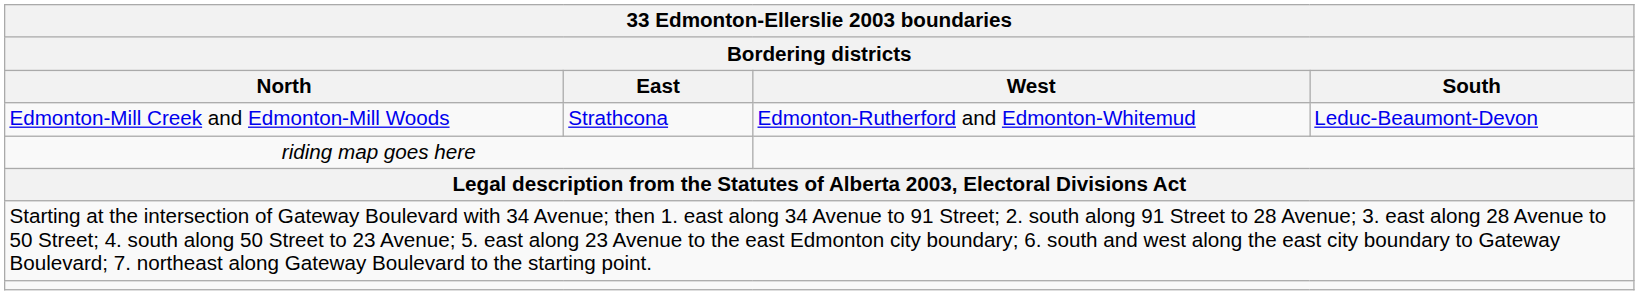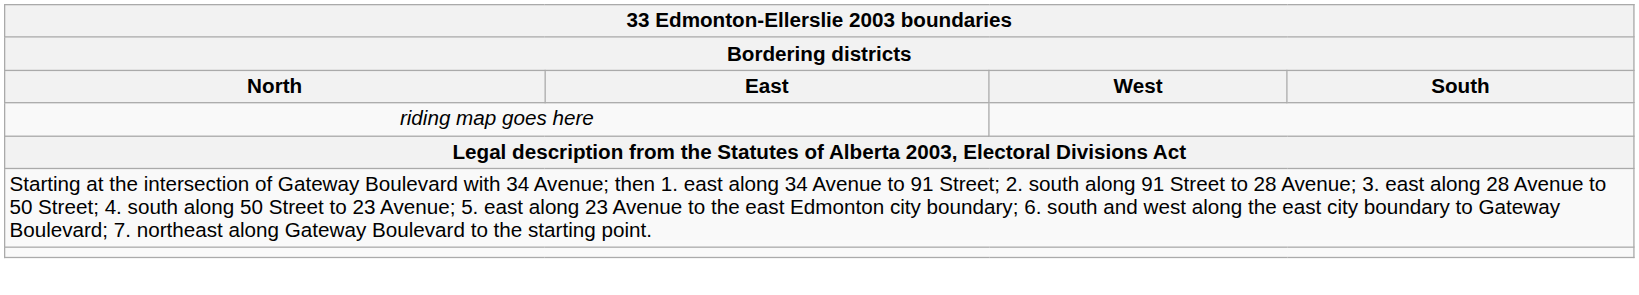- row: (229, 119)
